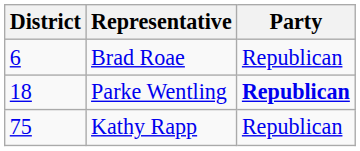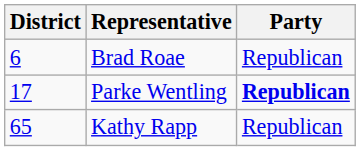(21, 92) 18 -> (21, 92) 17
(21, 127) 75 -> (21, 127) 65
